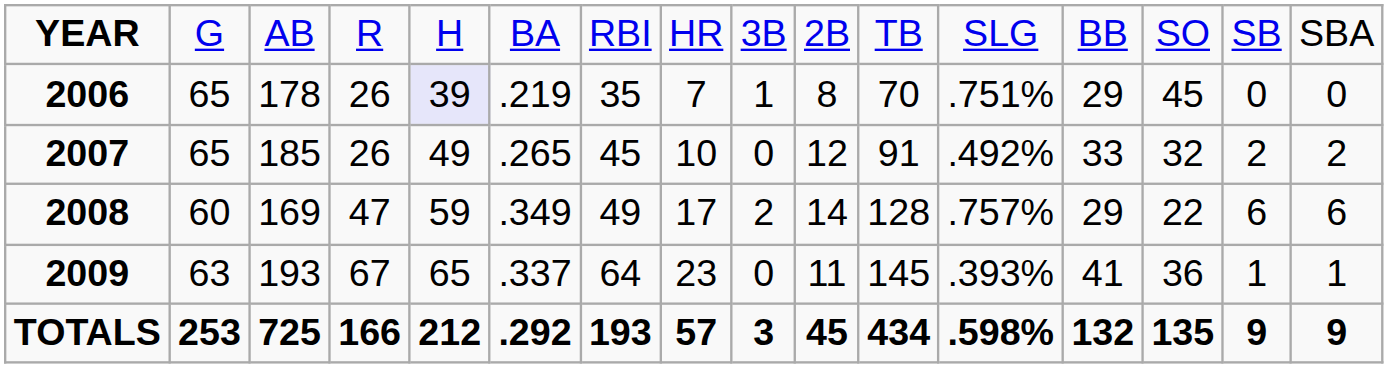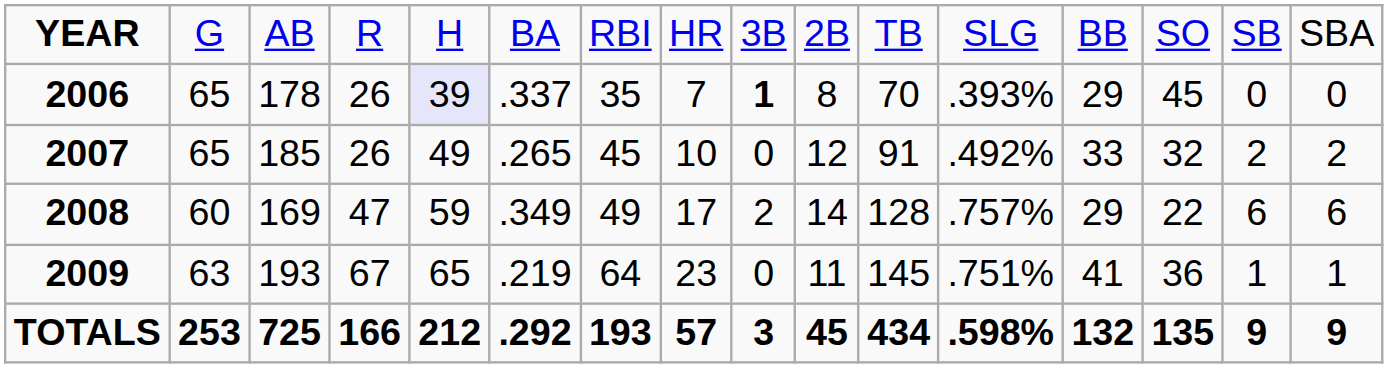(535, 93) .219 -> (535, 93) .337
(764, 93) normal -> (764, 93) bold
(1001, 93) .751% -> (1001, 93) .393%
(535, 272) .337 -> (535, 272) .219
(1001, 272) .393% -> (1001, 272) .751%
